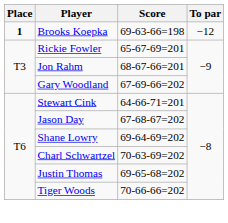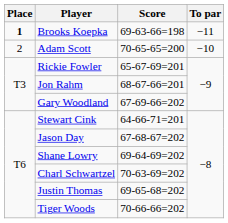(205, 31) −12 -> (205, 31) −11
+ row: (64, 48)
